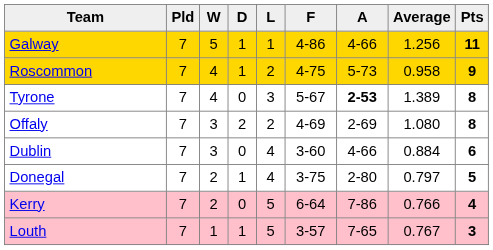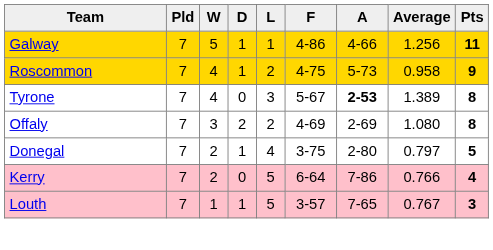- row: (30, 151)
